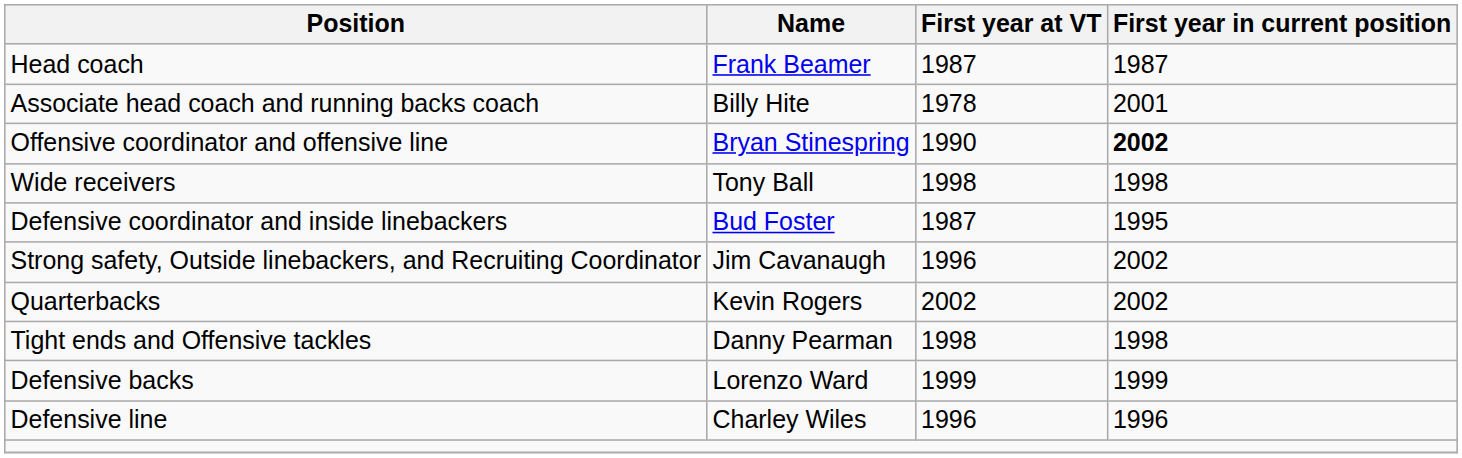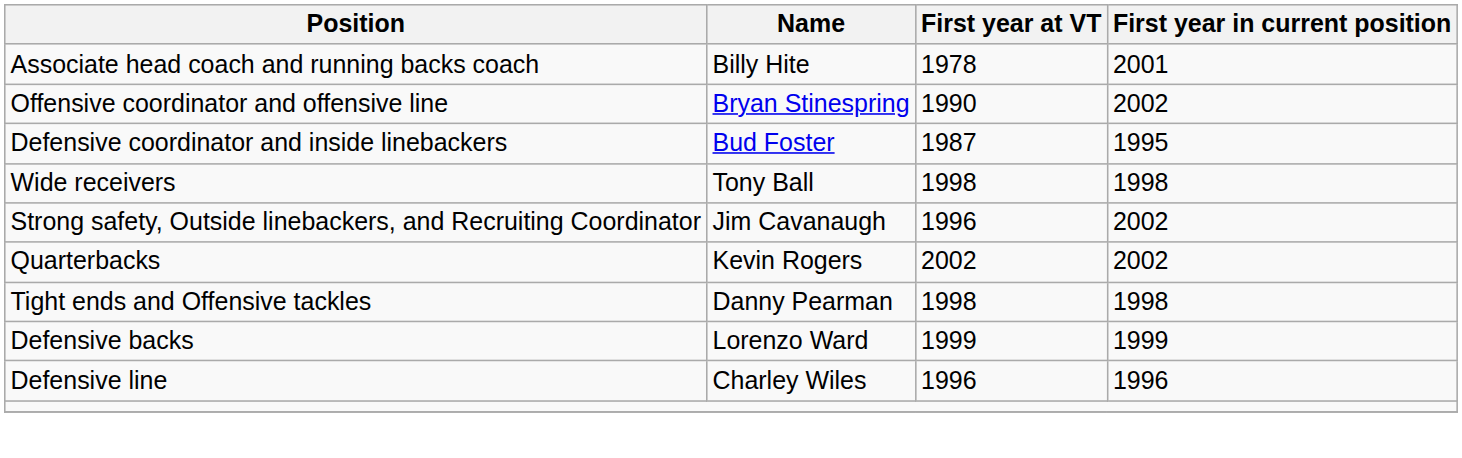- row: (77, 63)
(1141, 143) bold -> (1141, 103) normal
rows swapped: (259, 222) <-> (93, 182)
